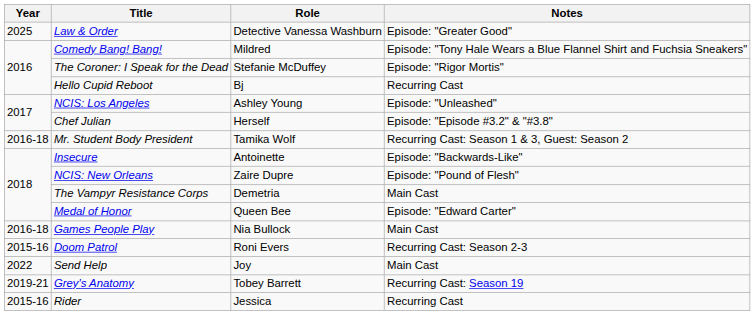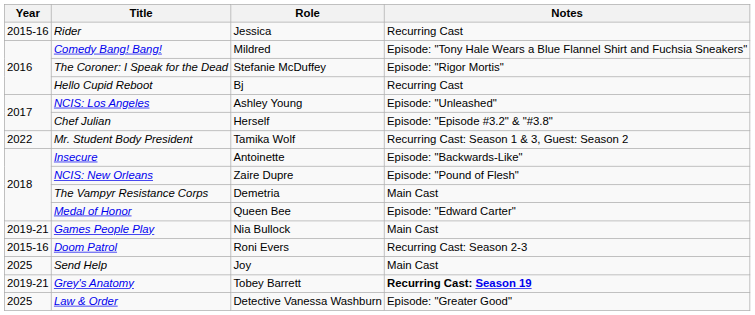rows swapped: (67, 301) <-> (86, 31)
(28, 139) 2016-18 -> (20, 139) 2022
(28, 229) 2016-18 -> (28, 229) 2019-21
(20, 265) 2022 -> (20, 265) 2025
(455, 283) normal -> (459, 283) bold
